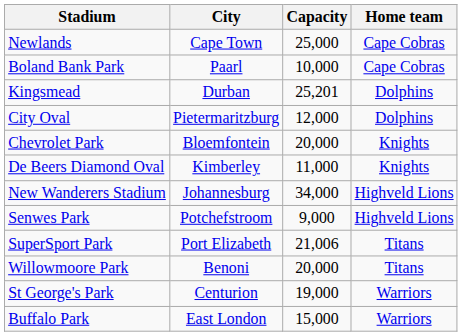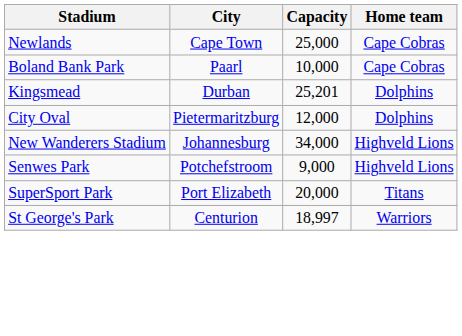- row: (56, 142)
- row: (86, 167)
(317, 243) 21,006 -> (317, 192) 20,000
- row: (68, 268)
(317, 293) 19,000 -> (317, 218) 18,997
- row: (49, 318)
